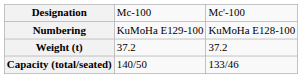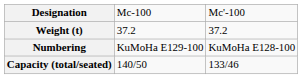rows swapped: (59, 30) <-> (59, 47)
